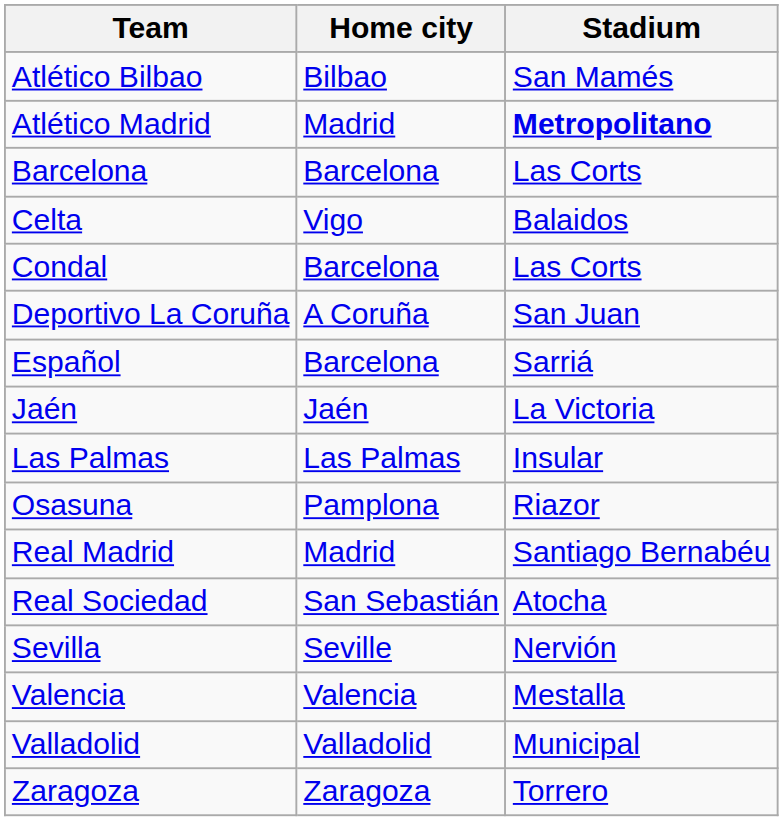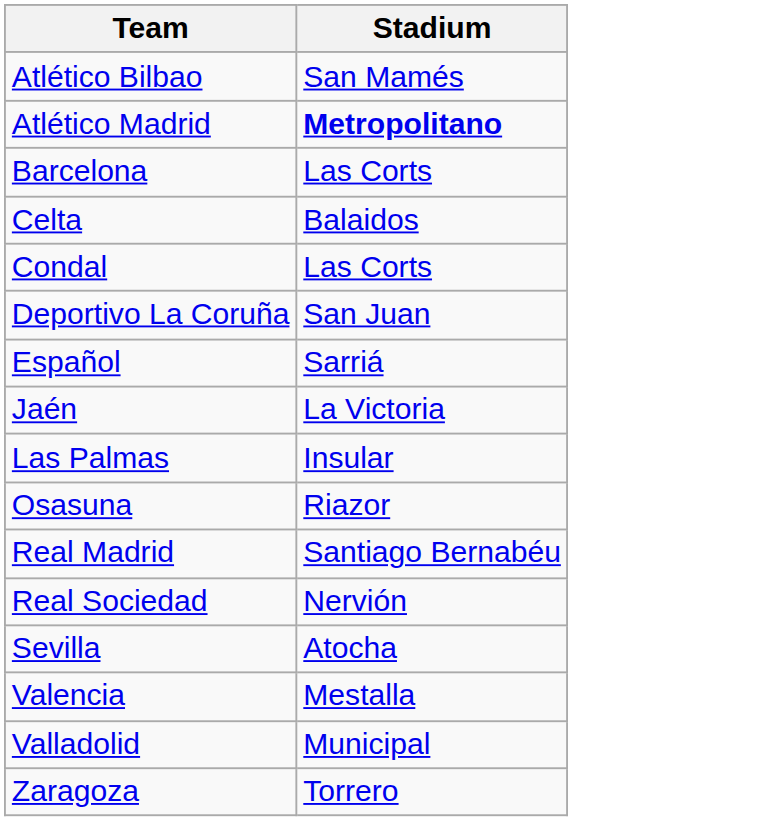- column: (401, 28)
(560, 600) Atocha -> (355, 600) Nervión
(565, 648) Nervión -> (350, 648) Atocha
